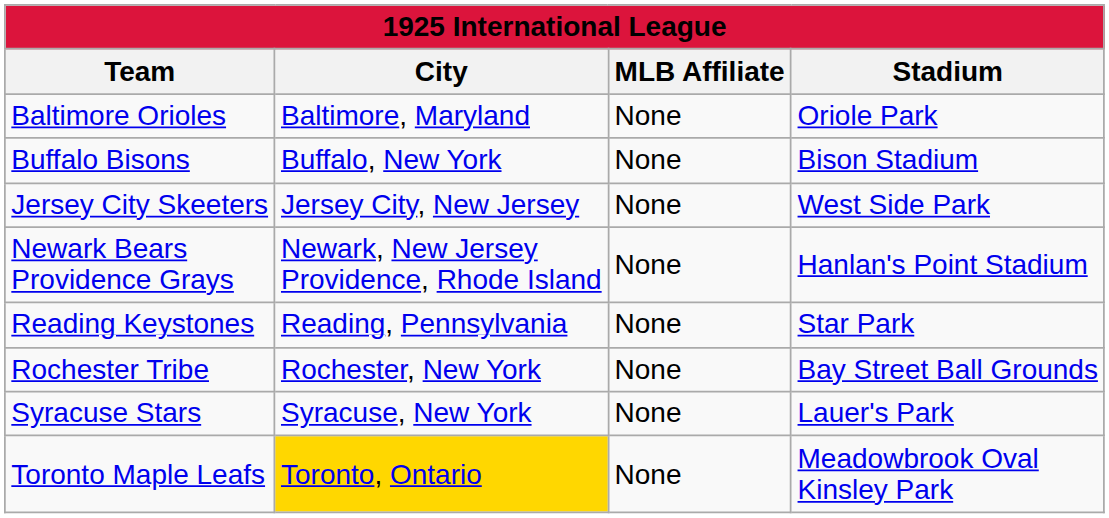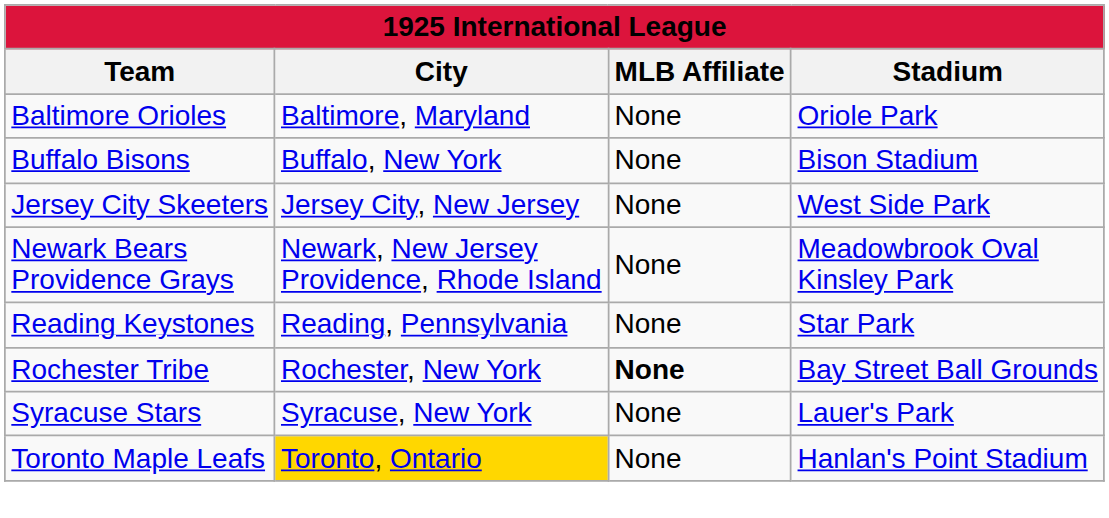(943, 264) Hanlan's Point Stadium -> (918, 264) Meadowbrook Oval Kinsley Park
(648, 369) normal -> (650, 369) bold
(918, 473) Meadowbrook Oval Kinsley Park -> (943, 457) Hanlan's Point Stadium
